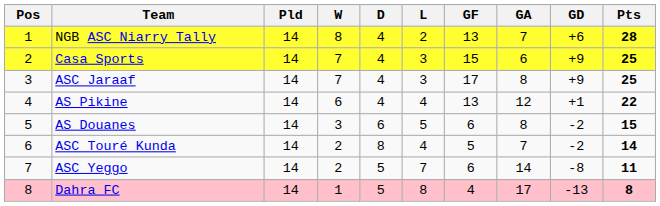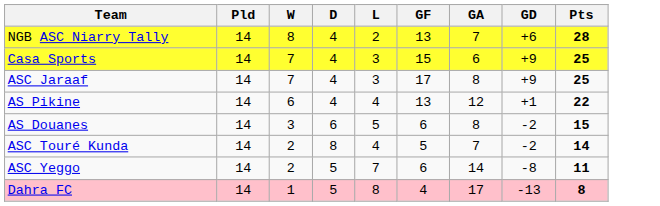- column: (28, 15)
